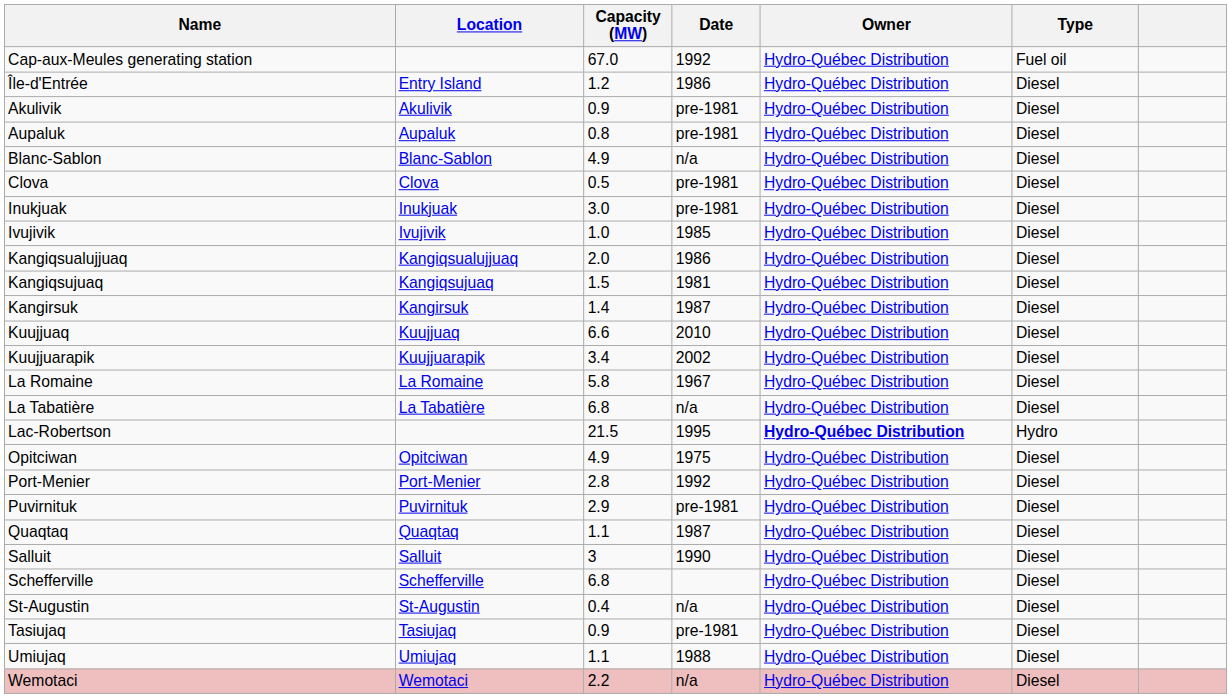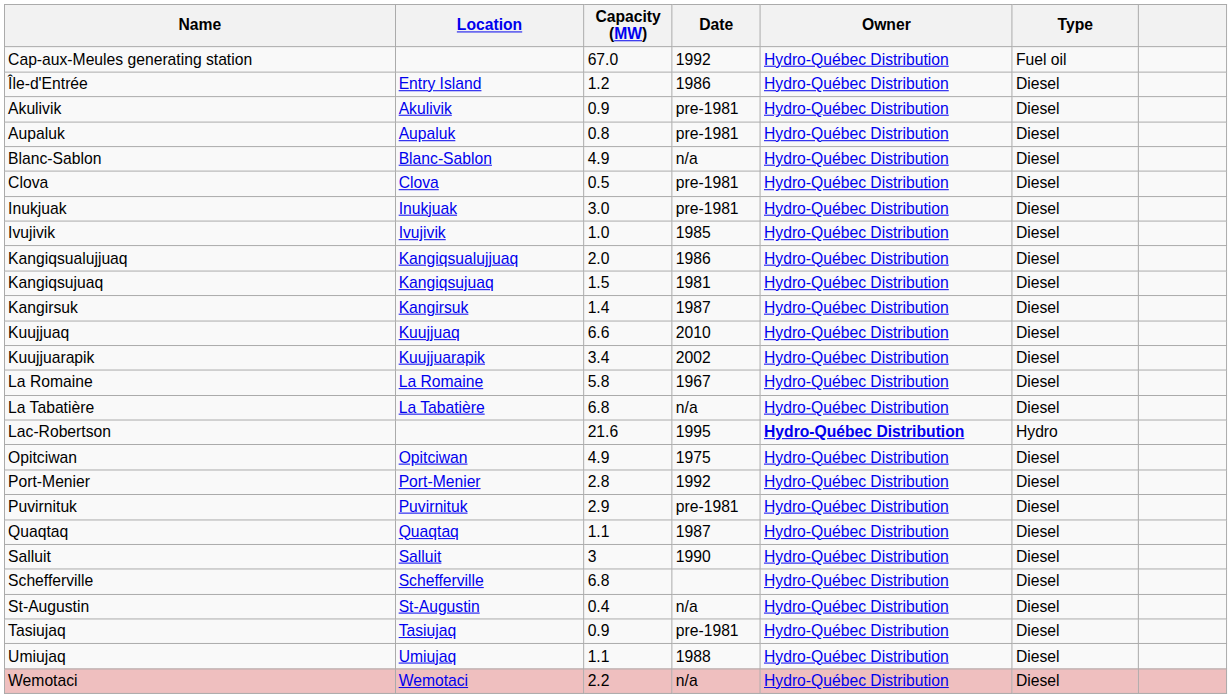(603, 432) 21.5 -> (603, 432) 21.6
